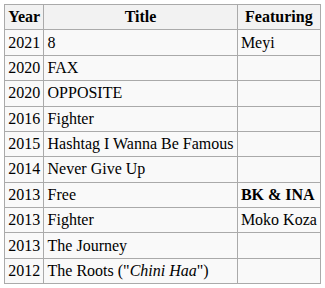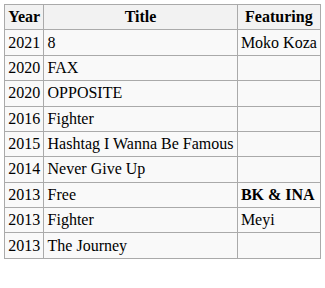(258, 42) Meyi -> (279, 42) Moko Koza
(279, 220) Moko Koza -> (258, 220) Meyi
- row: (24, 270)
